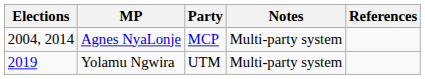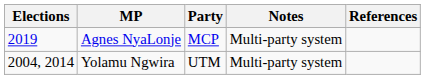(41, 39) 2004, 2014 -> (23, 39) 2019
(23, 62) 2019 -> (41, 62) 2004, 2014
